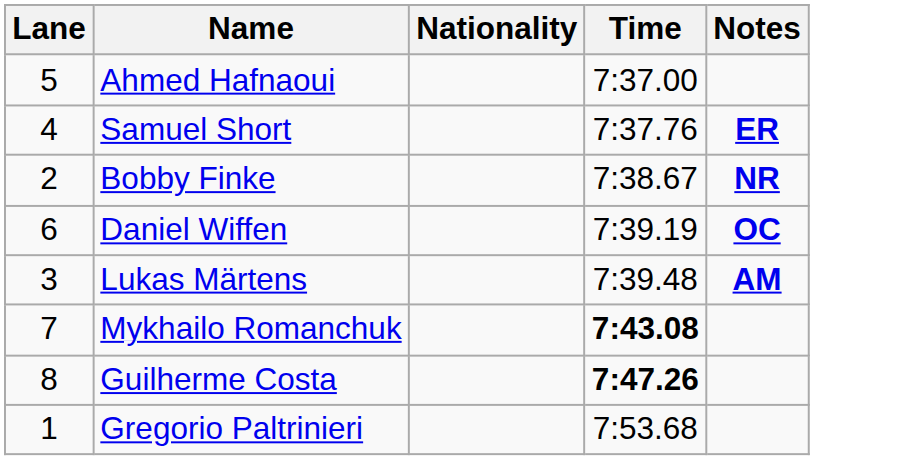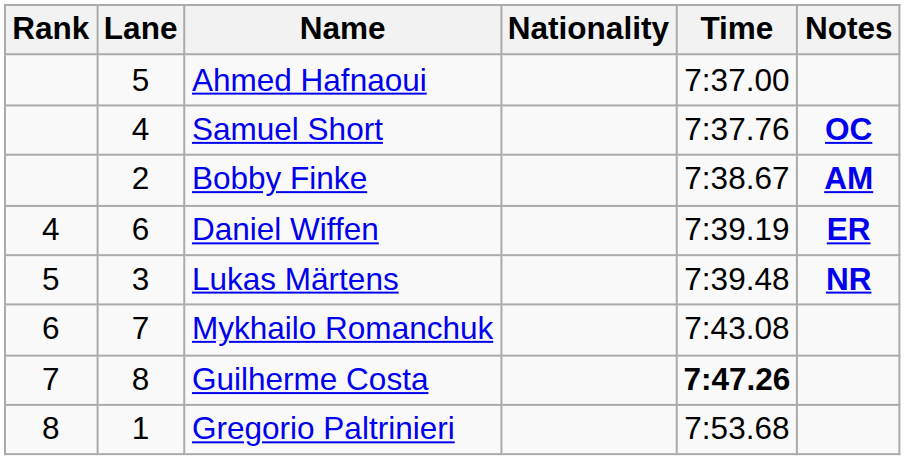+ column: (51, 29)
(757, 129) ER -> (849, 129) OC
(757, 179) NR -> (849, 179) AM
(757, 229) OC -> (849, 229) ER
(757, 279) AM -> (849, 279) NR
(645, 329) bold -> (737, 329) normal
